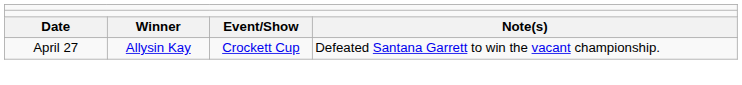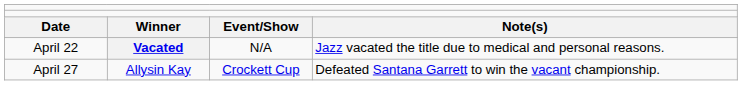+ row: (56, 48)
